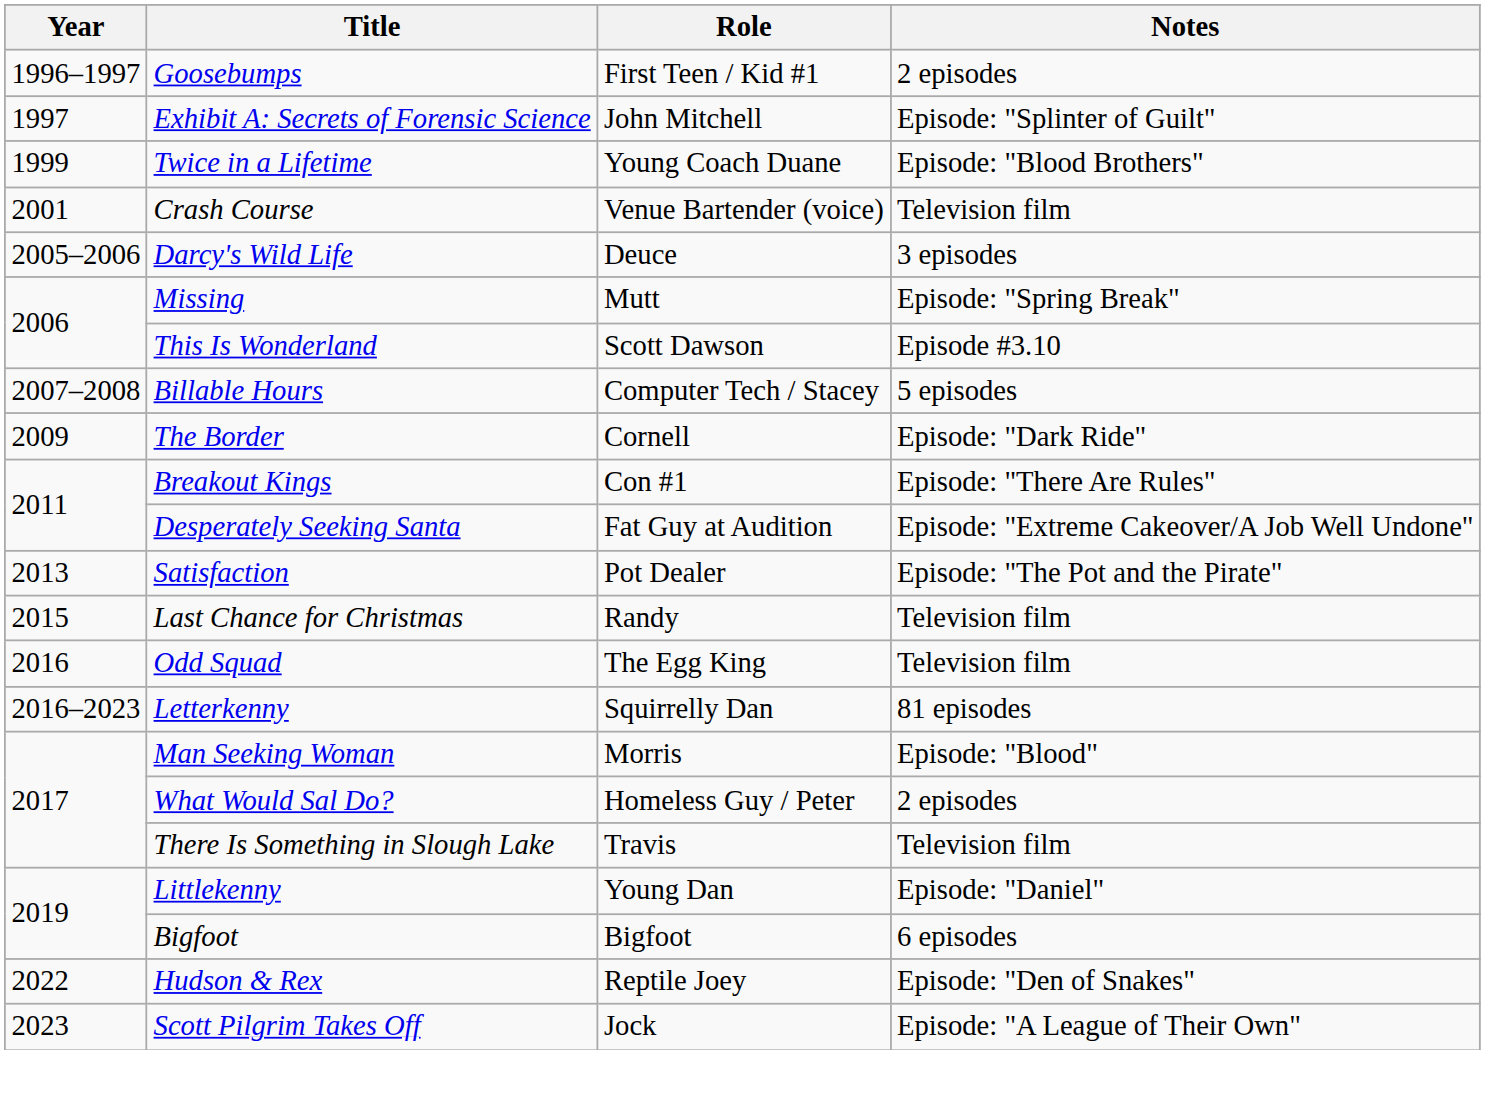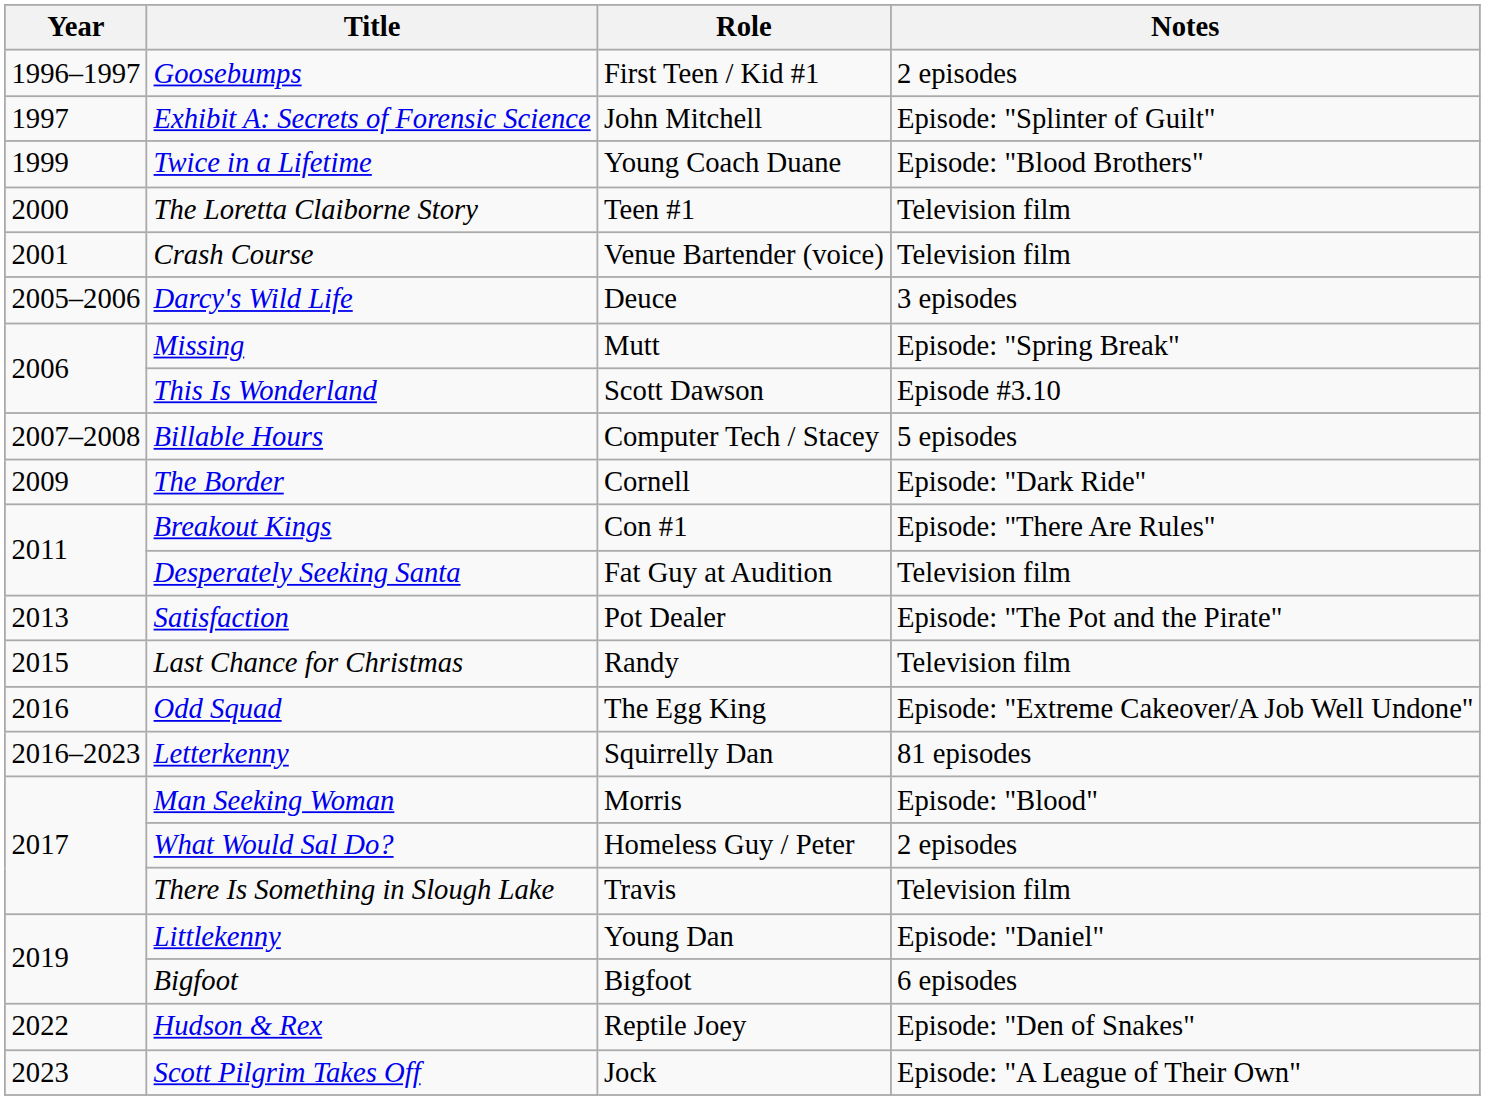+ row: (316, 208)
(1185, 526) Episode: "Extreme Cakeover/A Job Well Undone" -> (984, 572) Television film
(984, 663) Television film -> (1185, 708) Episode: "Extreme Cakeover/A Job Well Undone"
